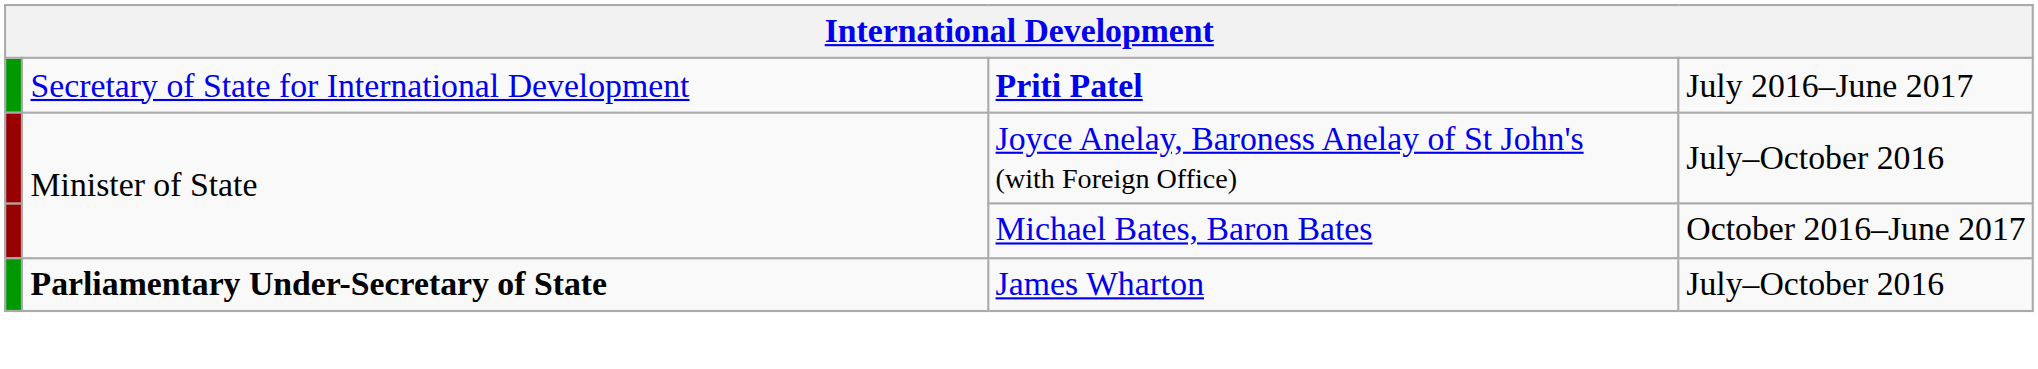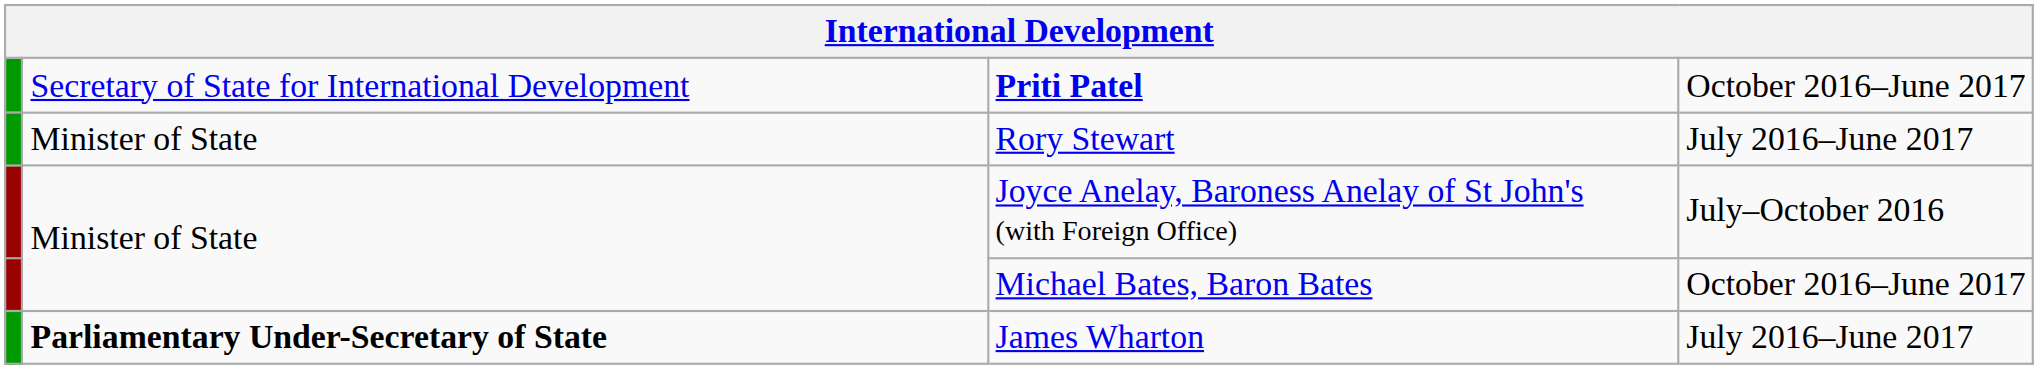(1830, 84) July 2016–June 2017 -> (1856, 84) October 2016–June 2017
+ row: (1085, 138)
(1815, 283) July–October 2016 -> (1830, 336) July 2016–June 2017
